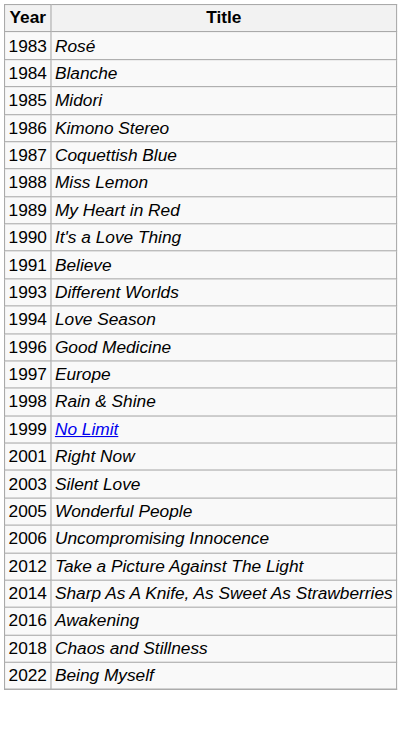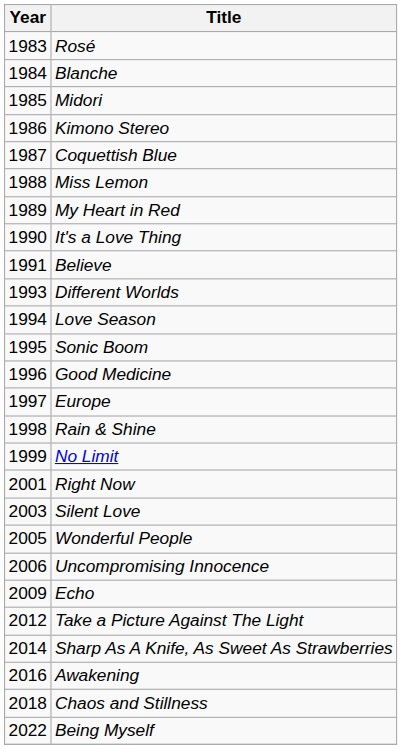+ row: (102, 347)
+ row: (75, 593)
